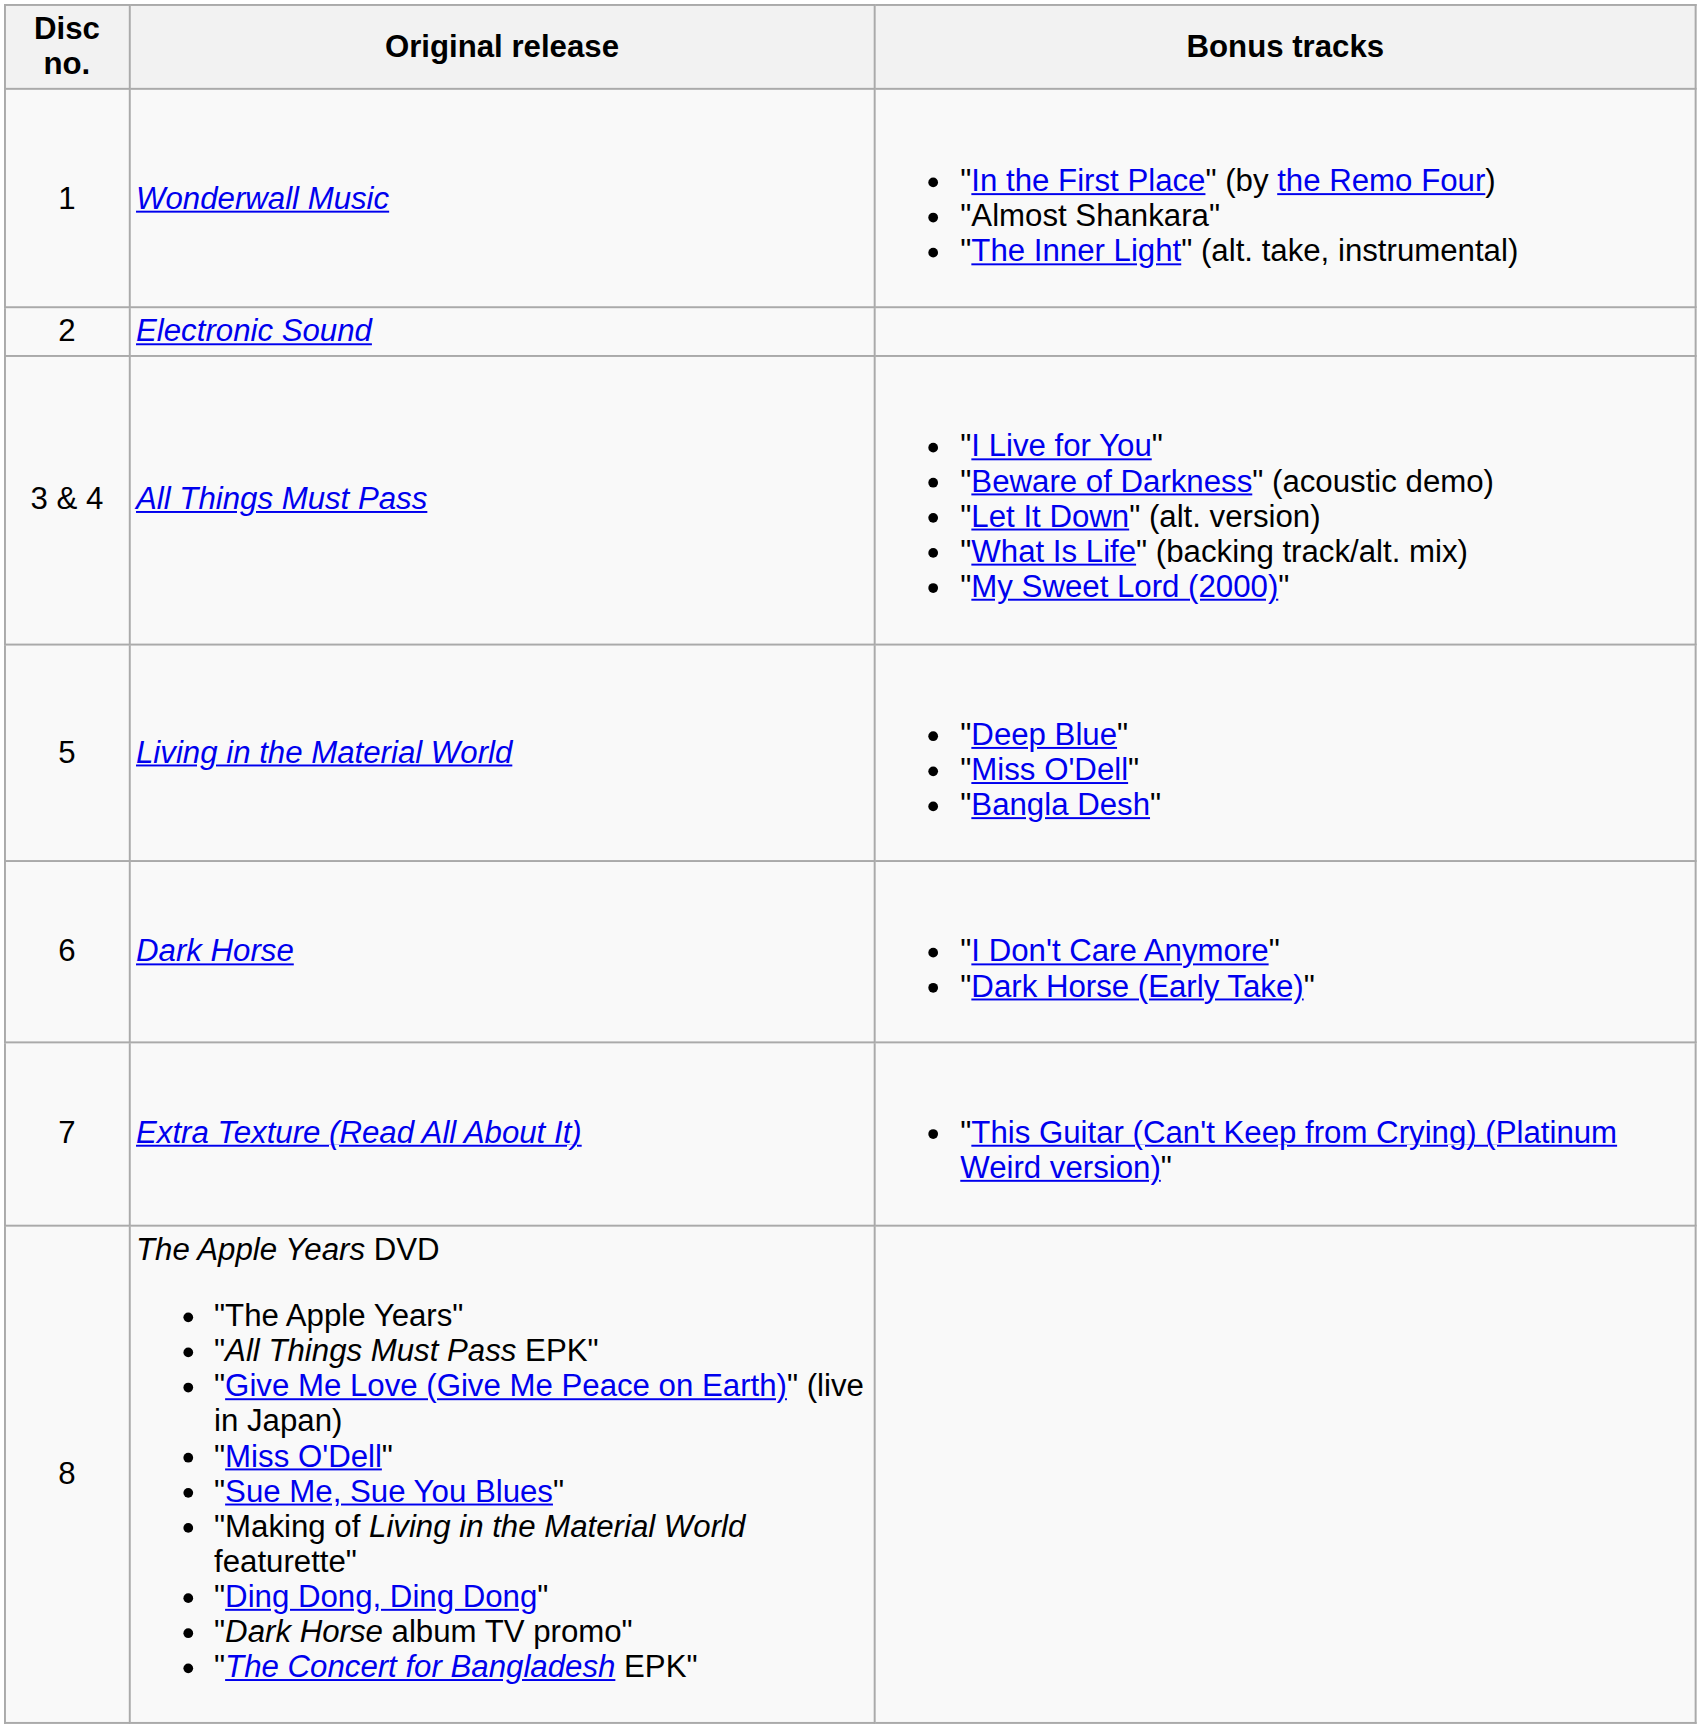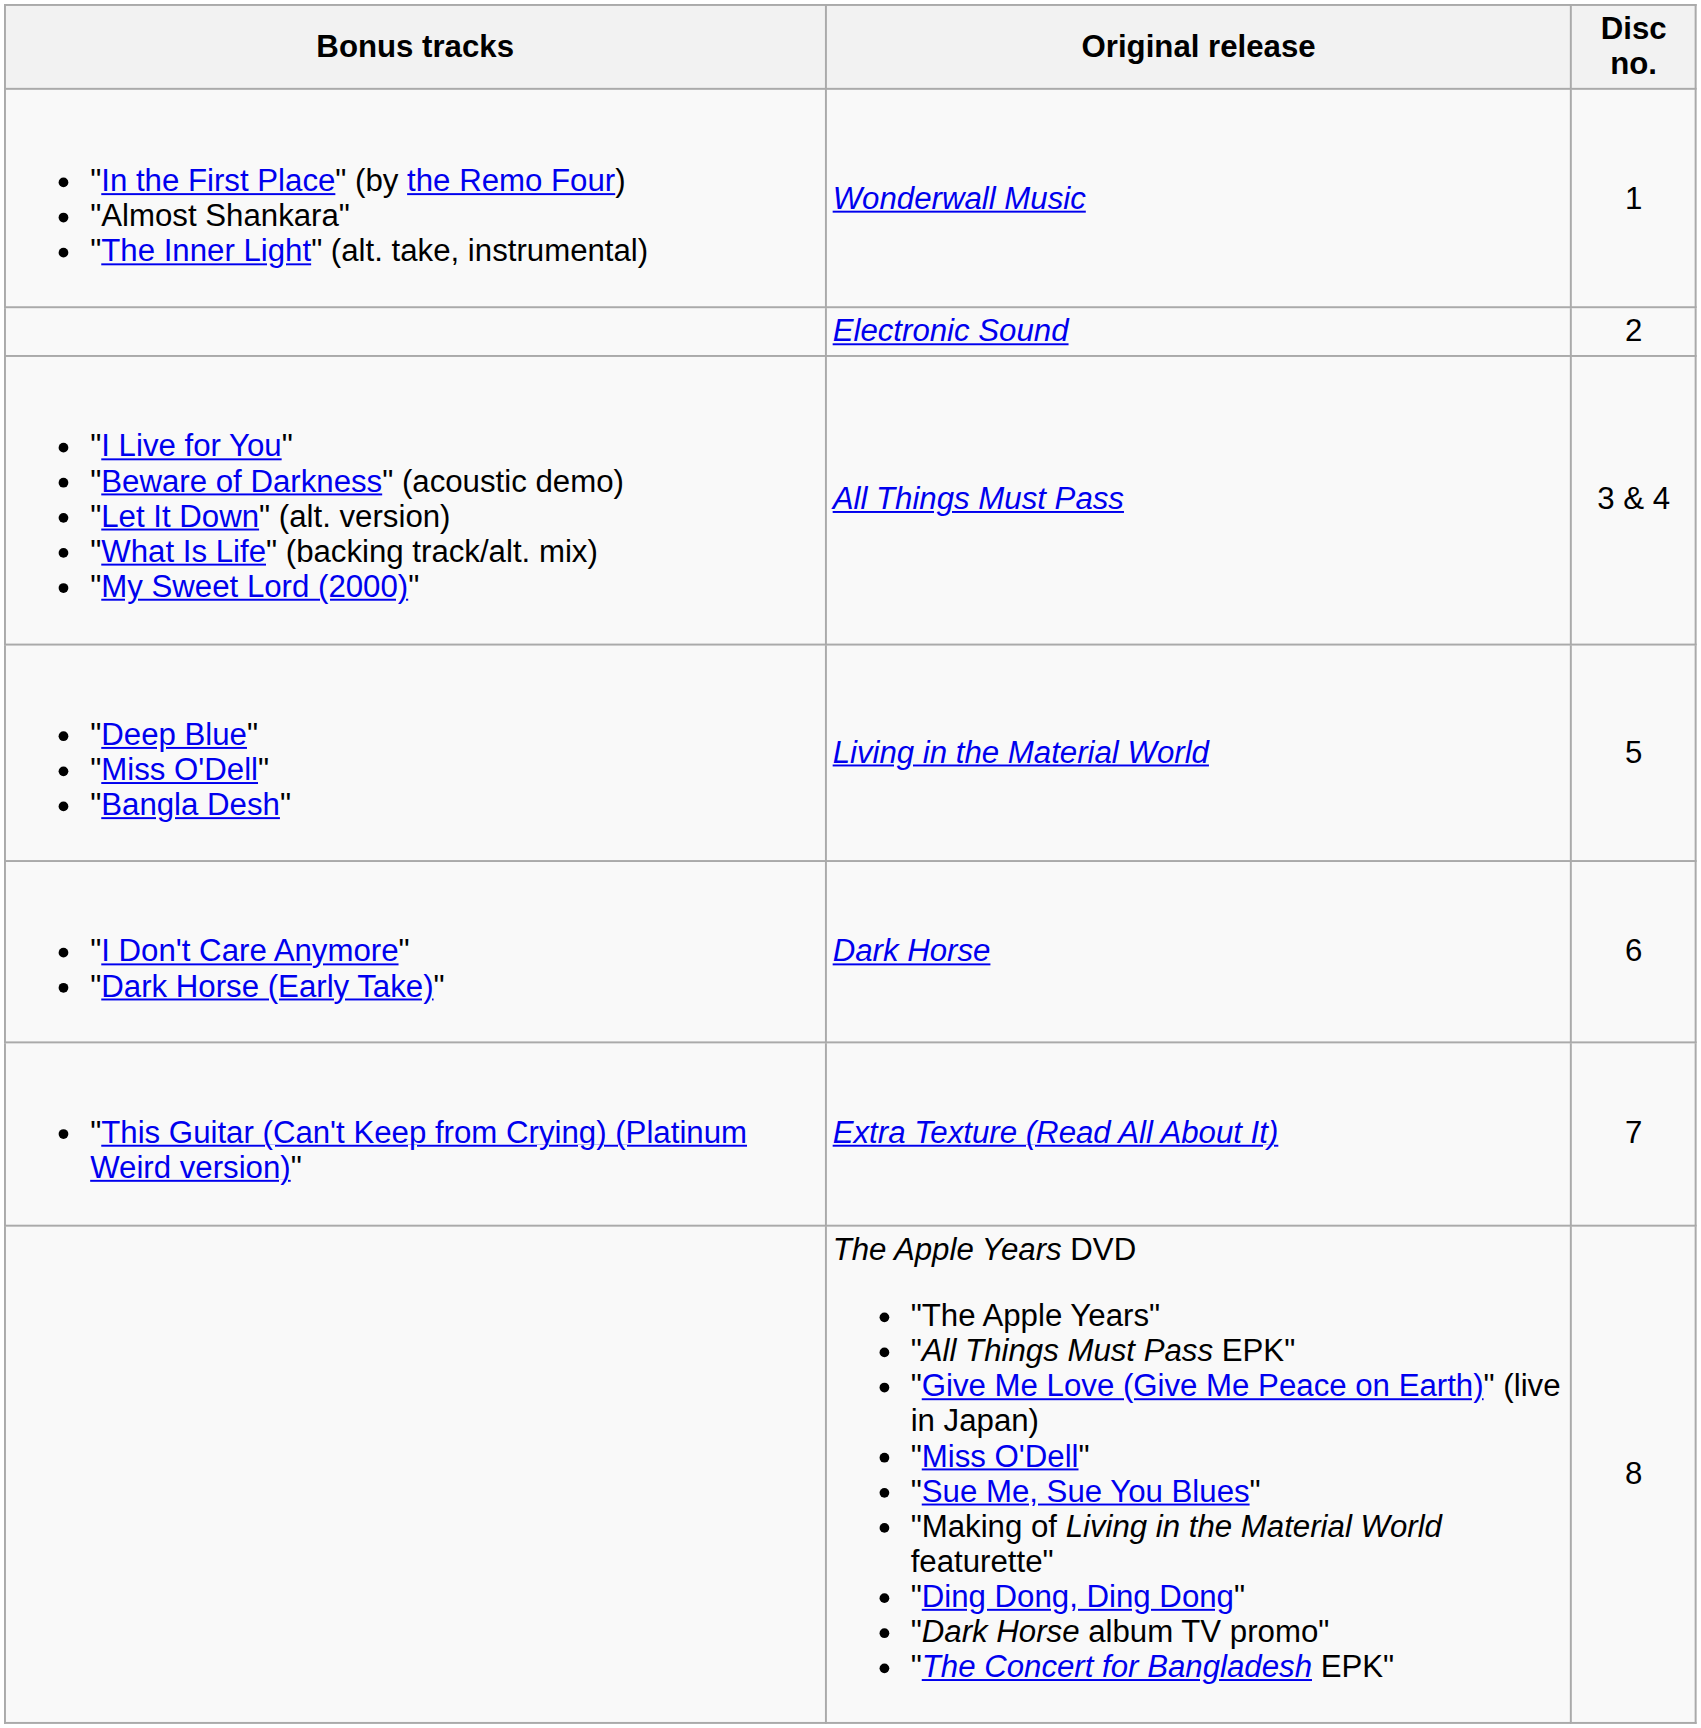columns swapped: (67, 46) <-> (1285, 46)
